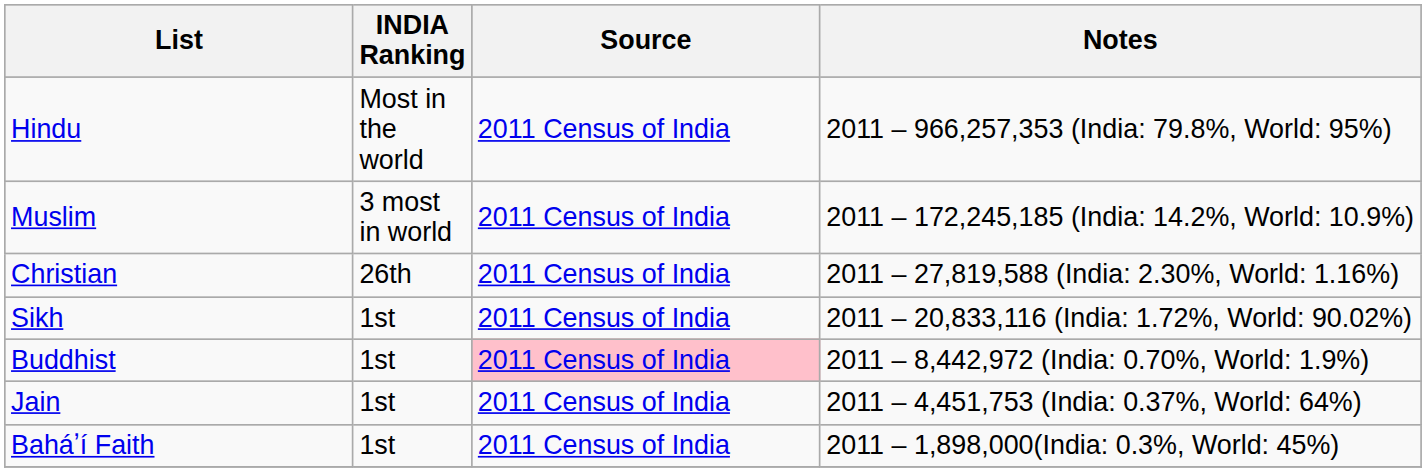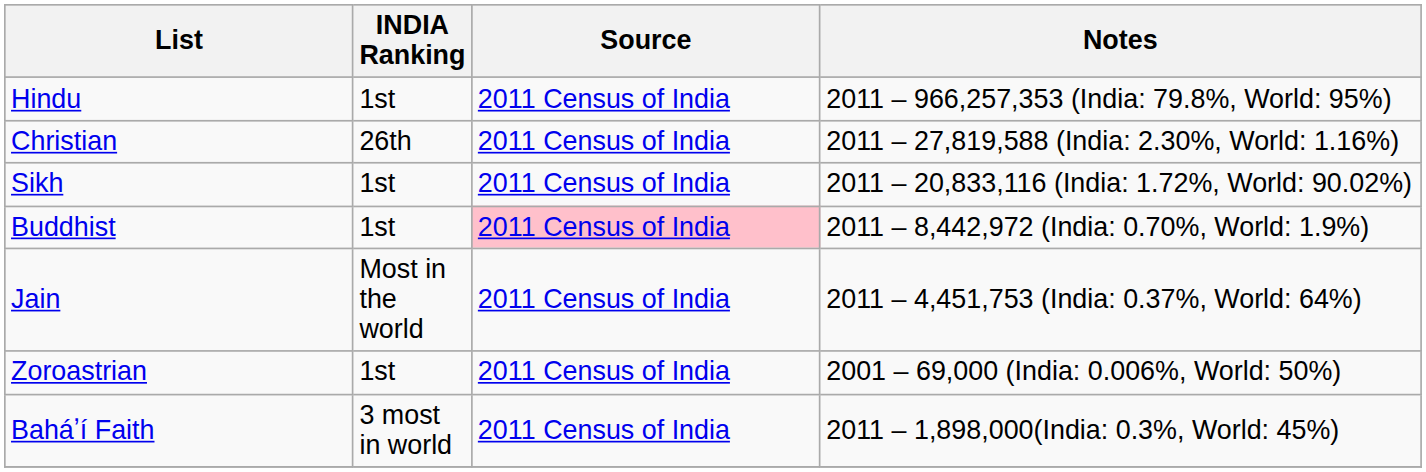(403, 128) Most in the world -> (377, 98) 1st
- row: (54, 216)
(377, 402) 1st -> (403, 299) Most in the world
+ row: (79, 372)
(377, 445) 1st -> (406, 430) 3 most in world
